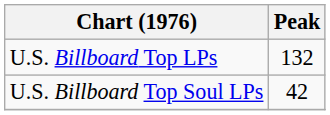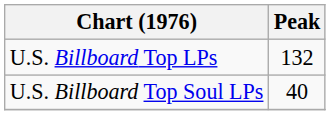(297, 92) 42 -> (297, 92) 40
